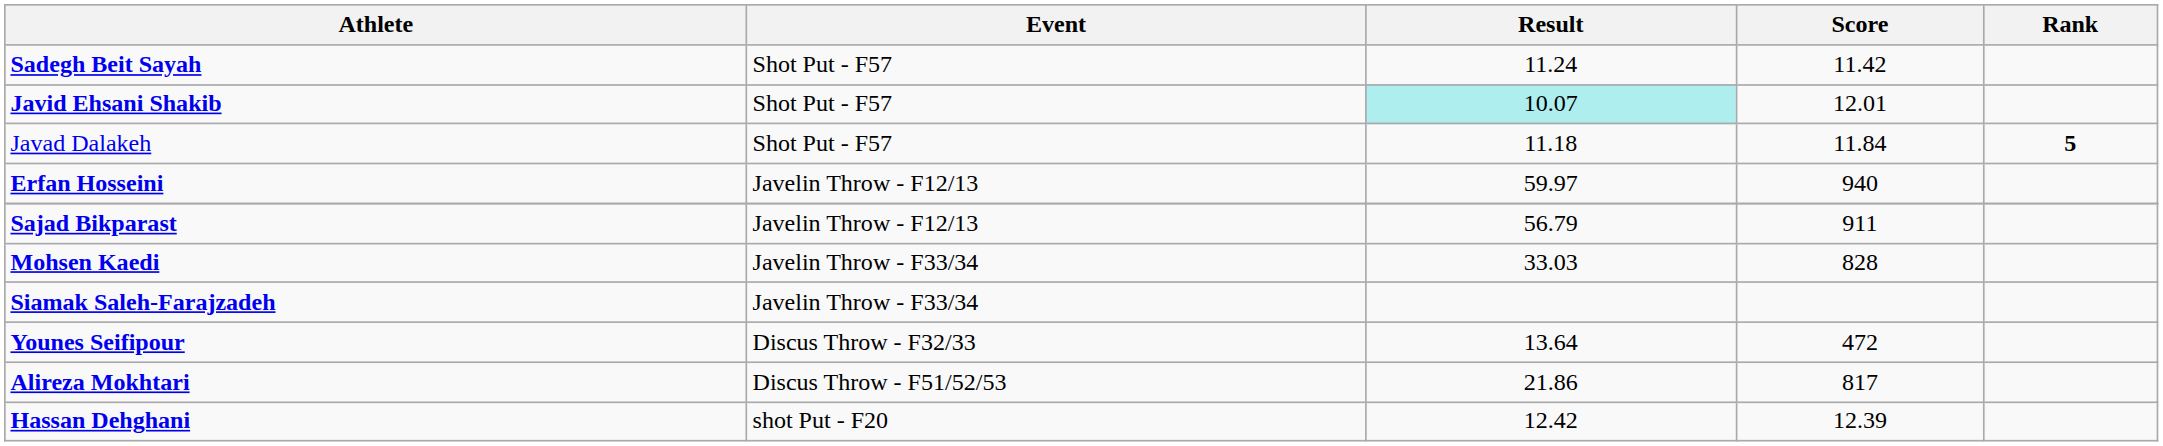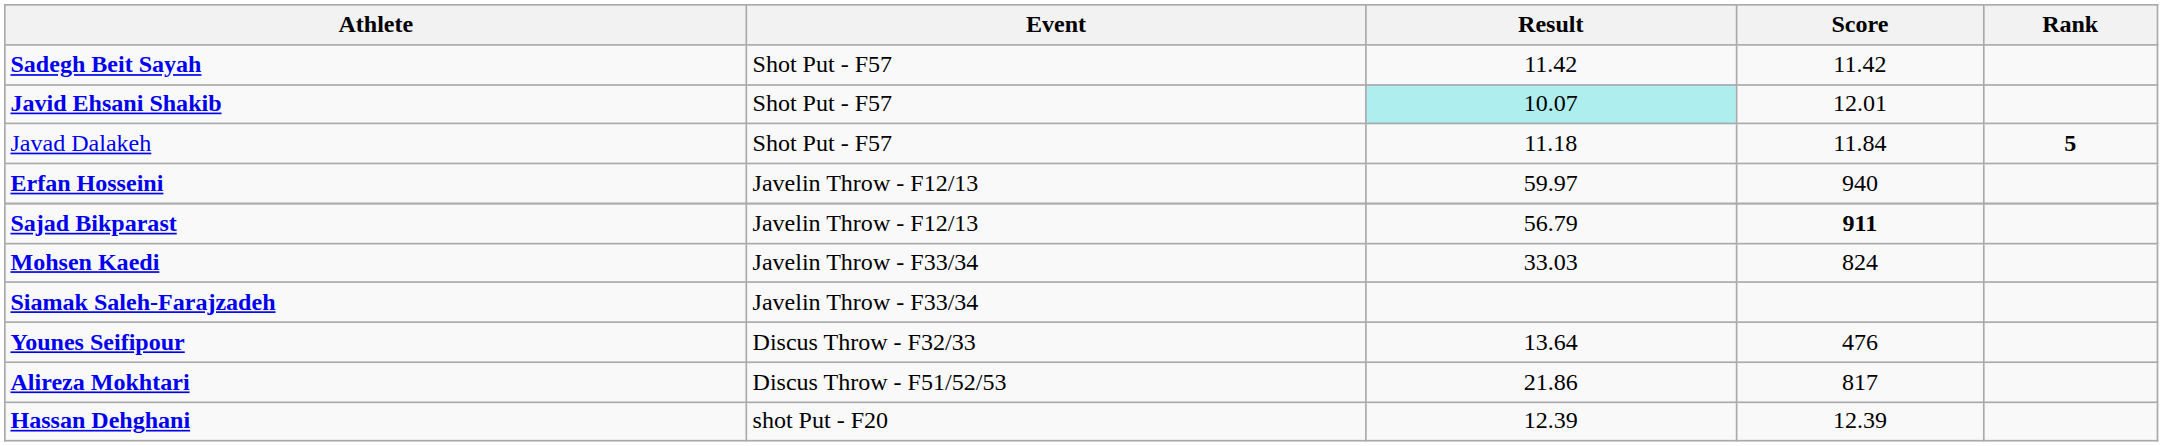(1551, 64) 11.24 -> (1551, 64) 11.42
(1860, 223) normal -> (1860, 223) bold
(1860, 262) 828 -> (1860, 262) 824
(1860, 342) 472 -> (1860, 342) 476
(1551, 421) 12.42 -> (1551, 421) 12.39
